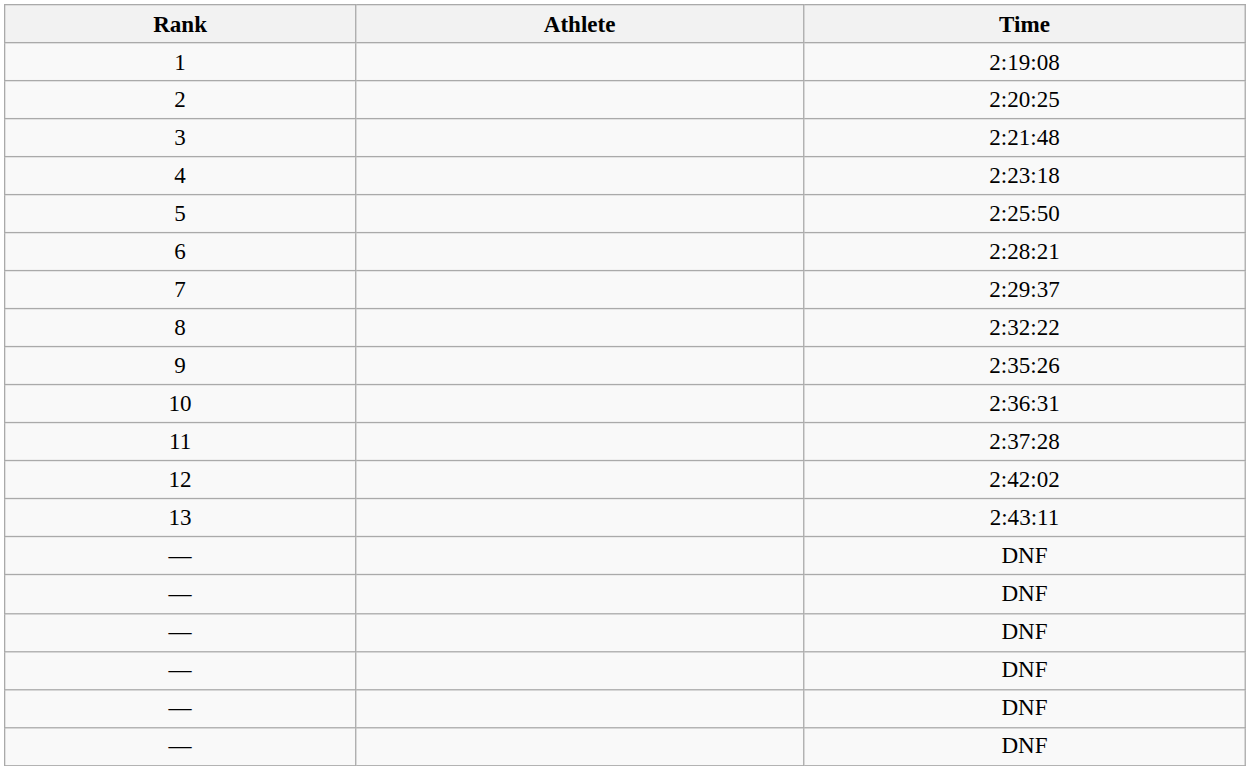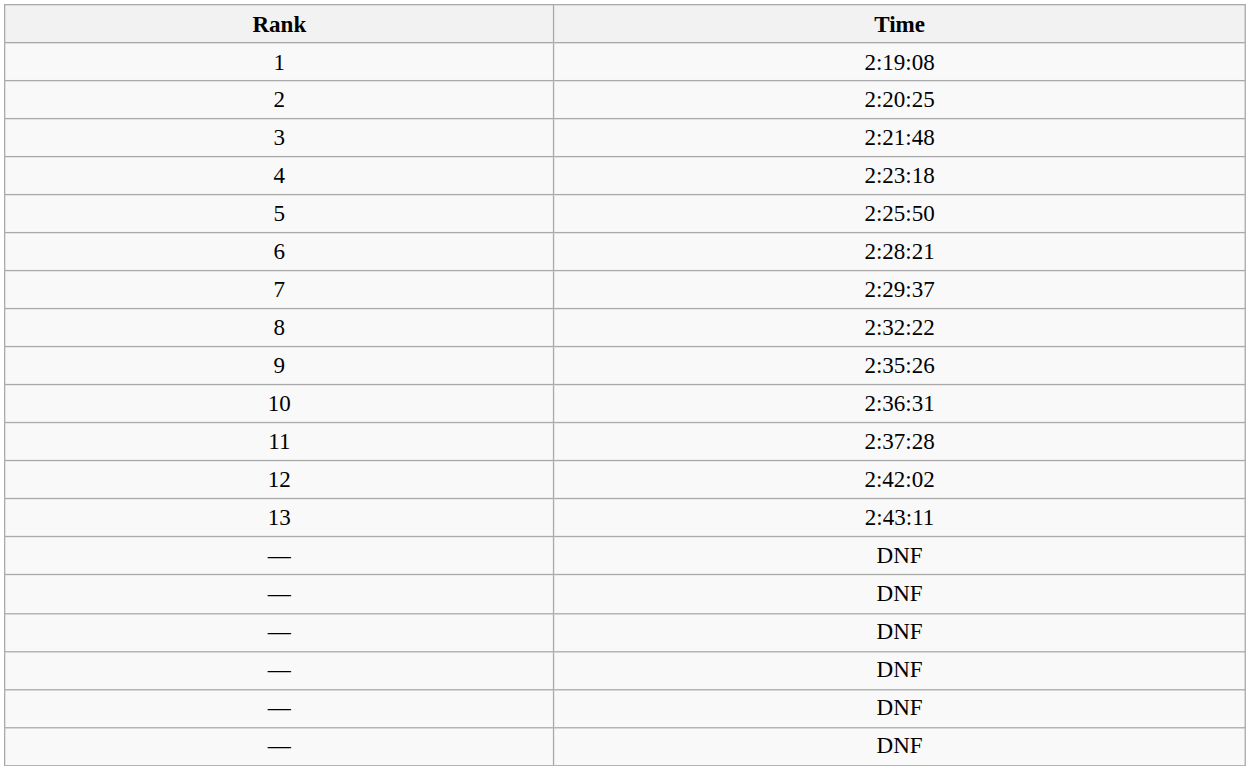- column: (580, 23)
